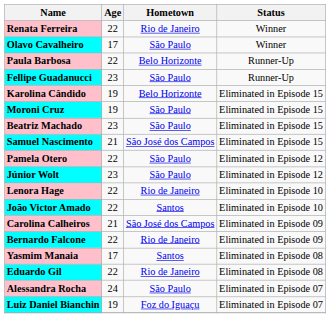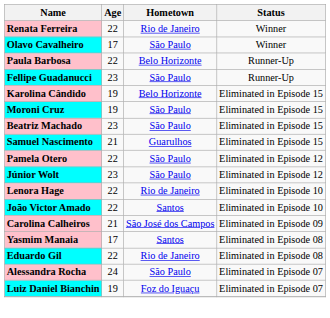(170, 142) São José dos Campos -> (170, 142) Guarulhos
- row: (46, 239)
